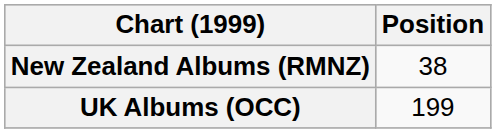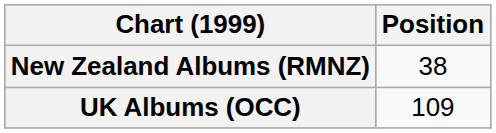(433, 107) 199 -> (433, 107) 109
